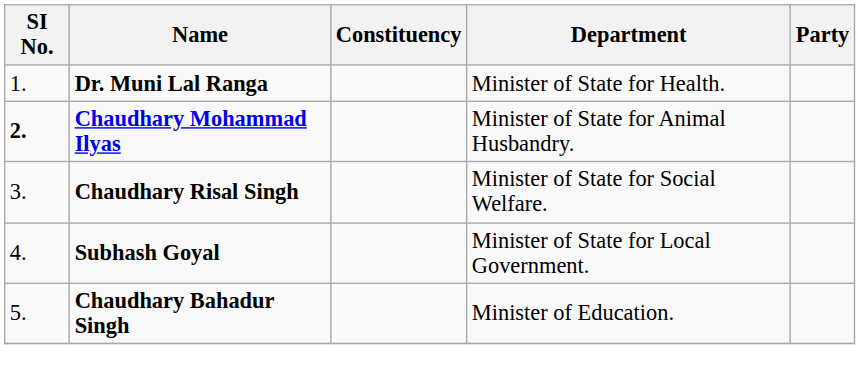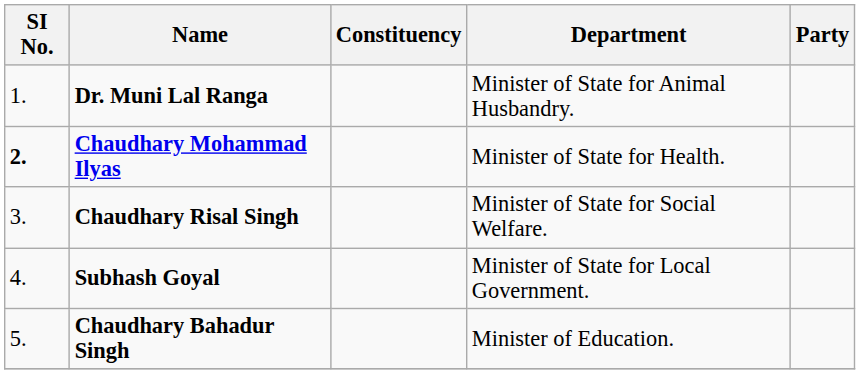(598, 82) Minister of State for Health. -> (599, 95) Minister of State for Animal Husbandry.
(599, 131) Minister of State for Animal Husbandry. -> (598, 156) Minister of State for Health.
